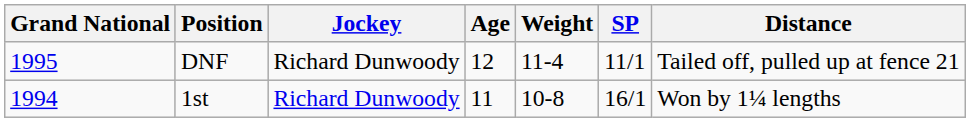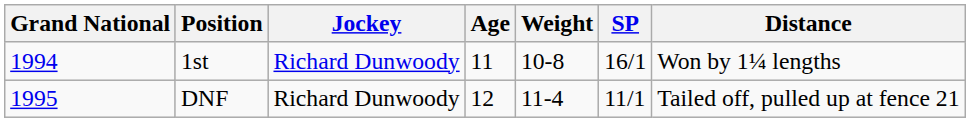rows swapped: (195, 98) <-> (205, 60)
